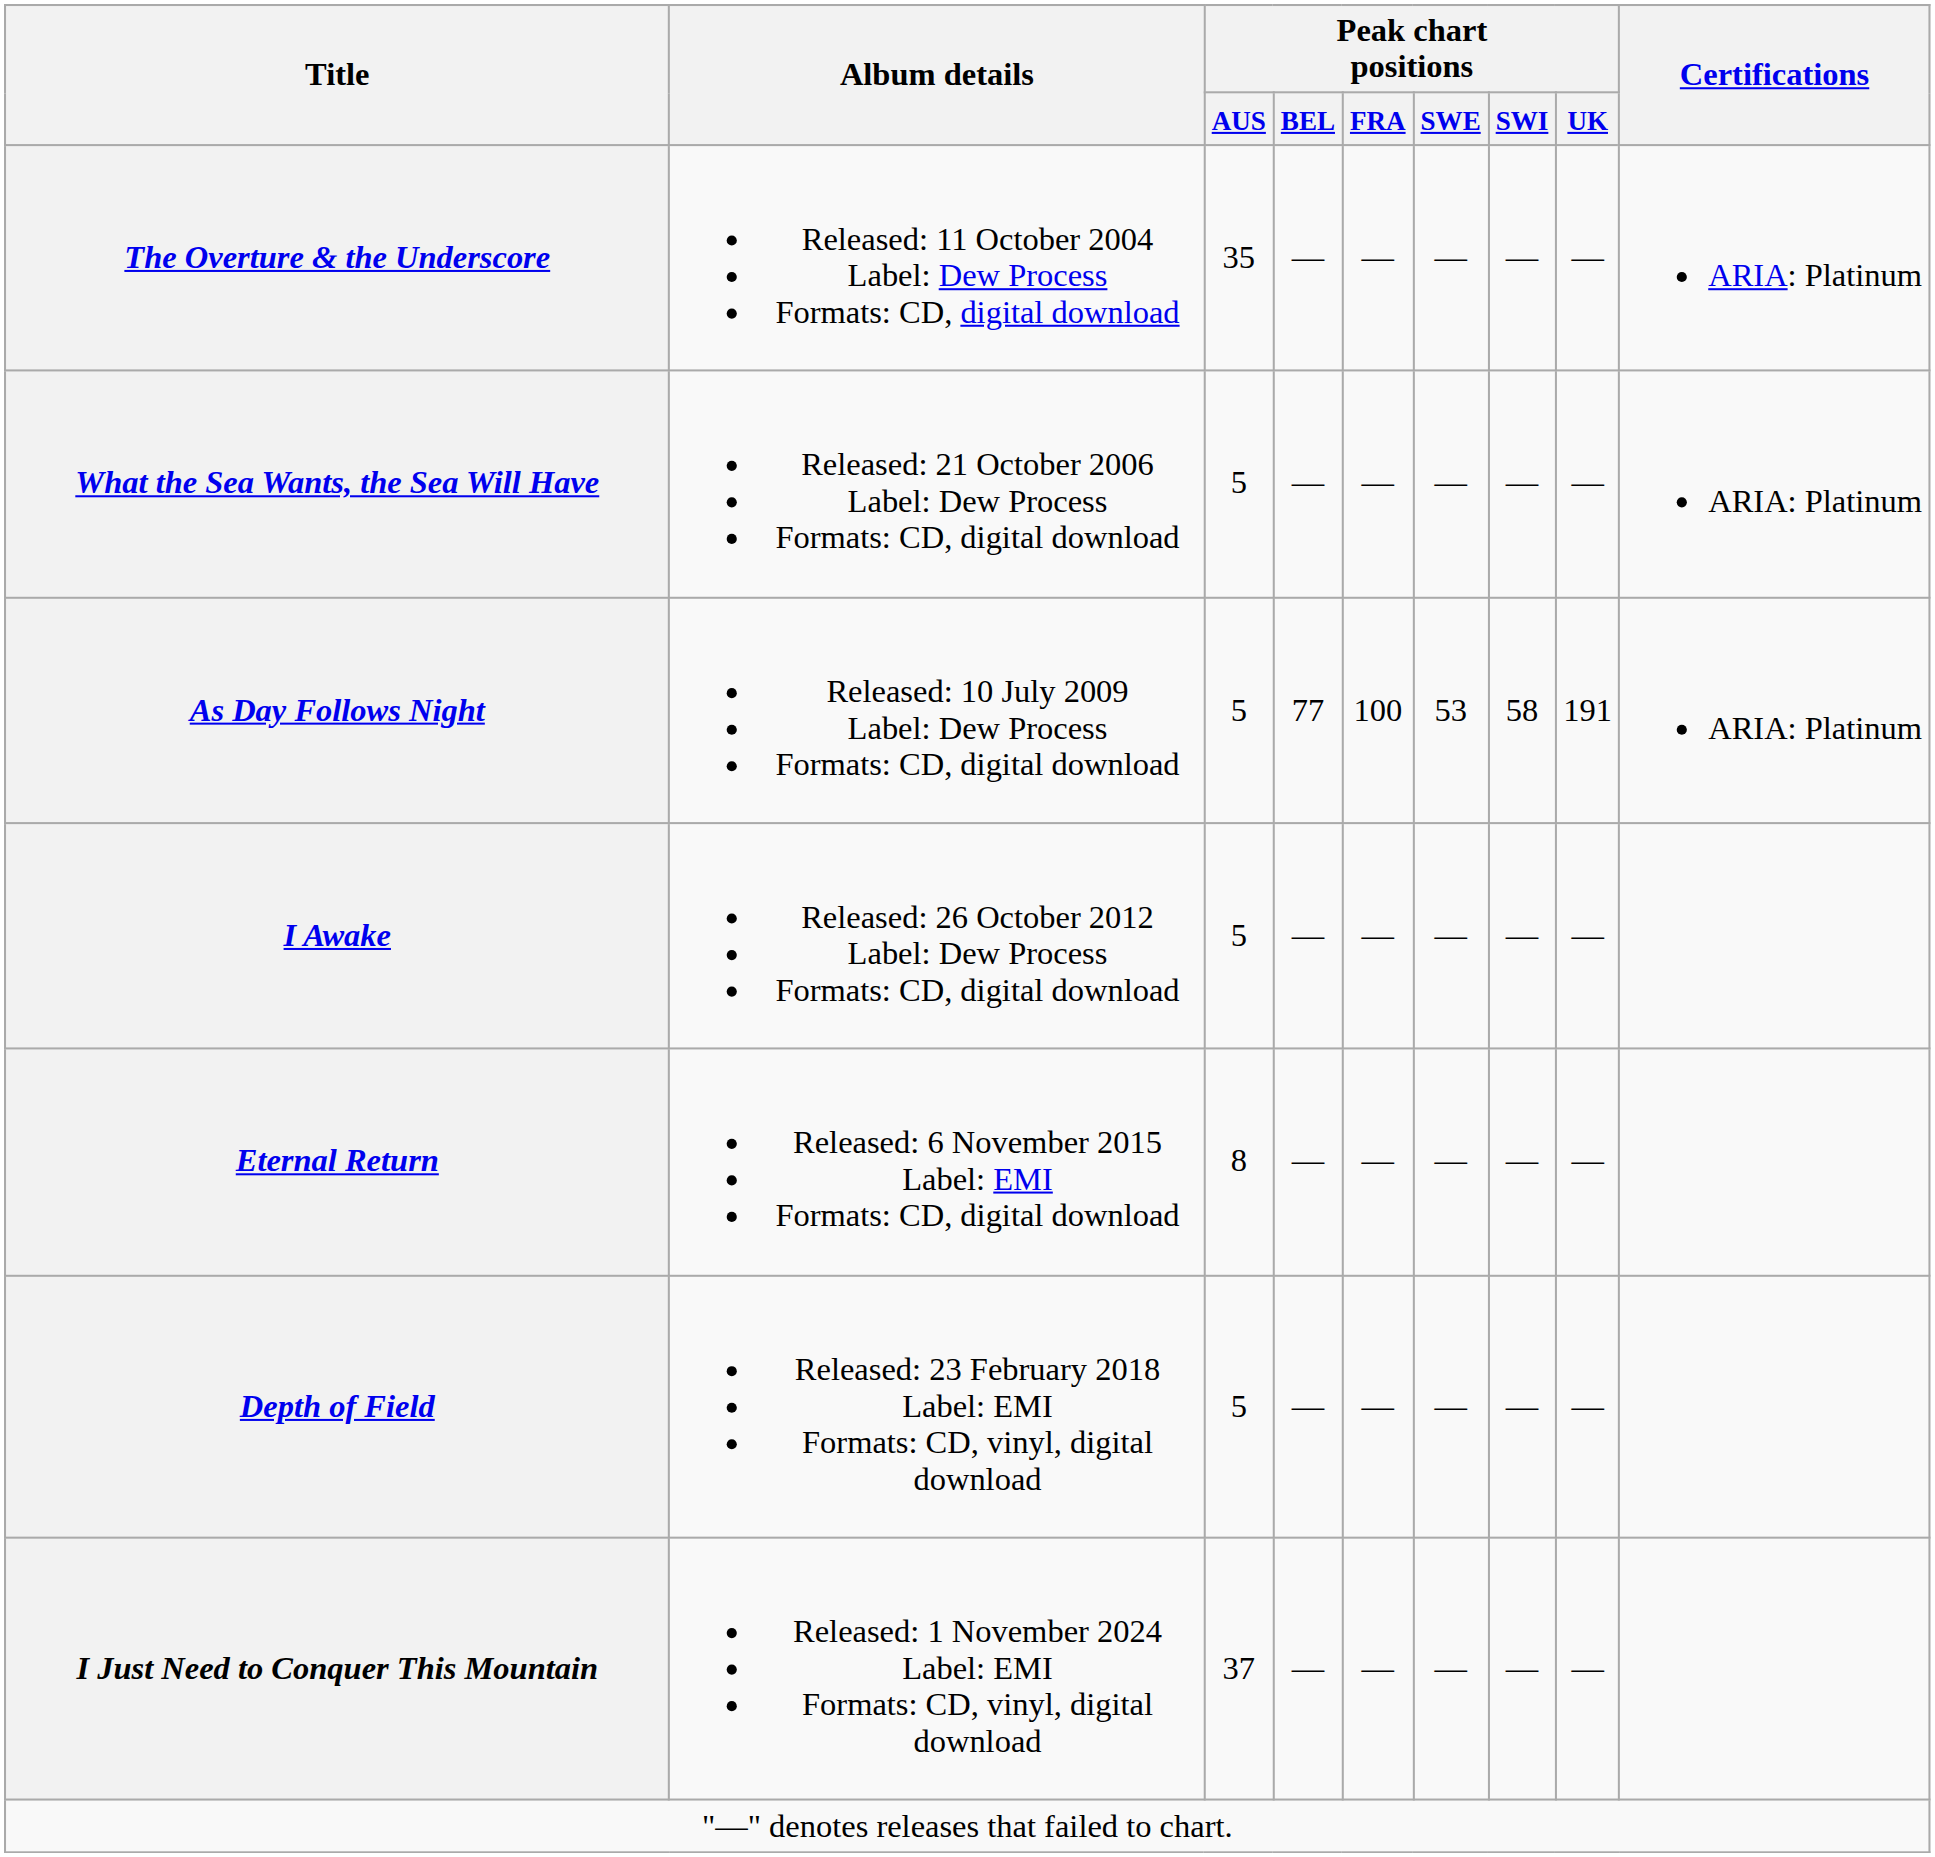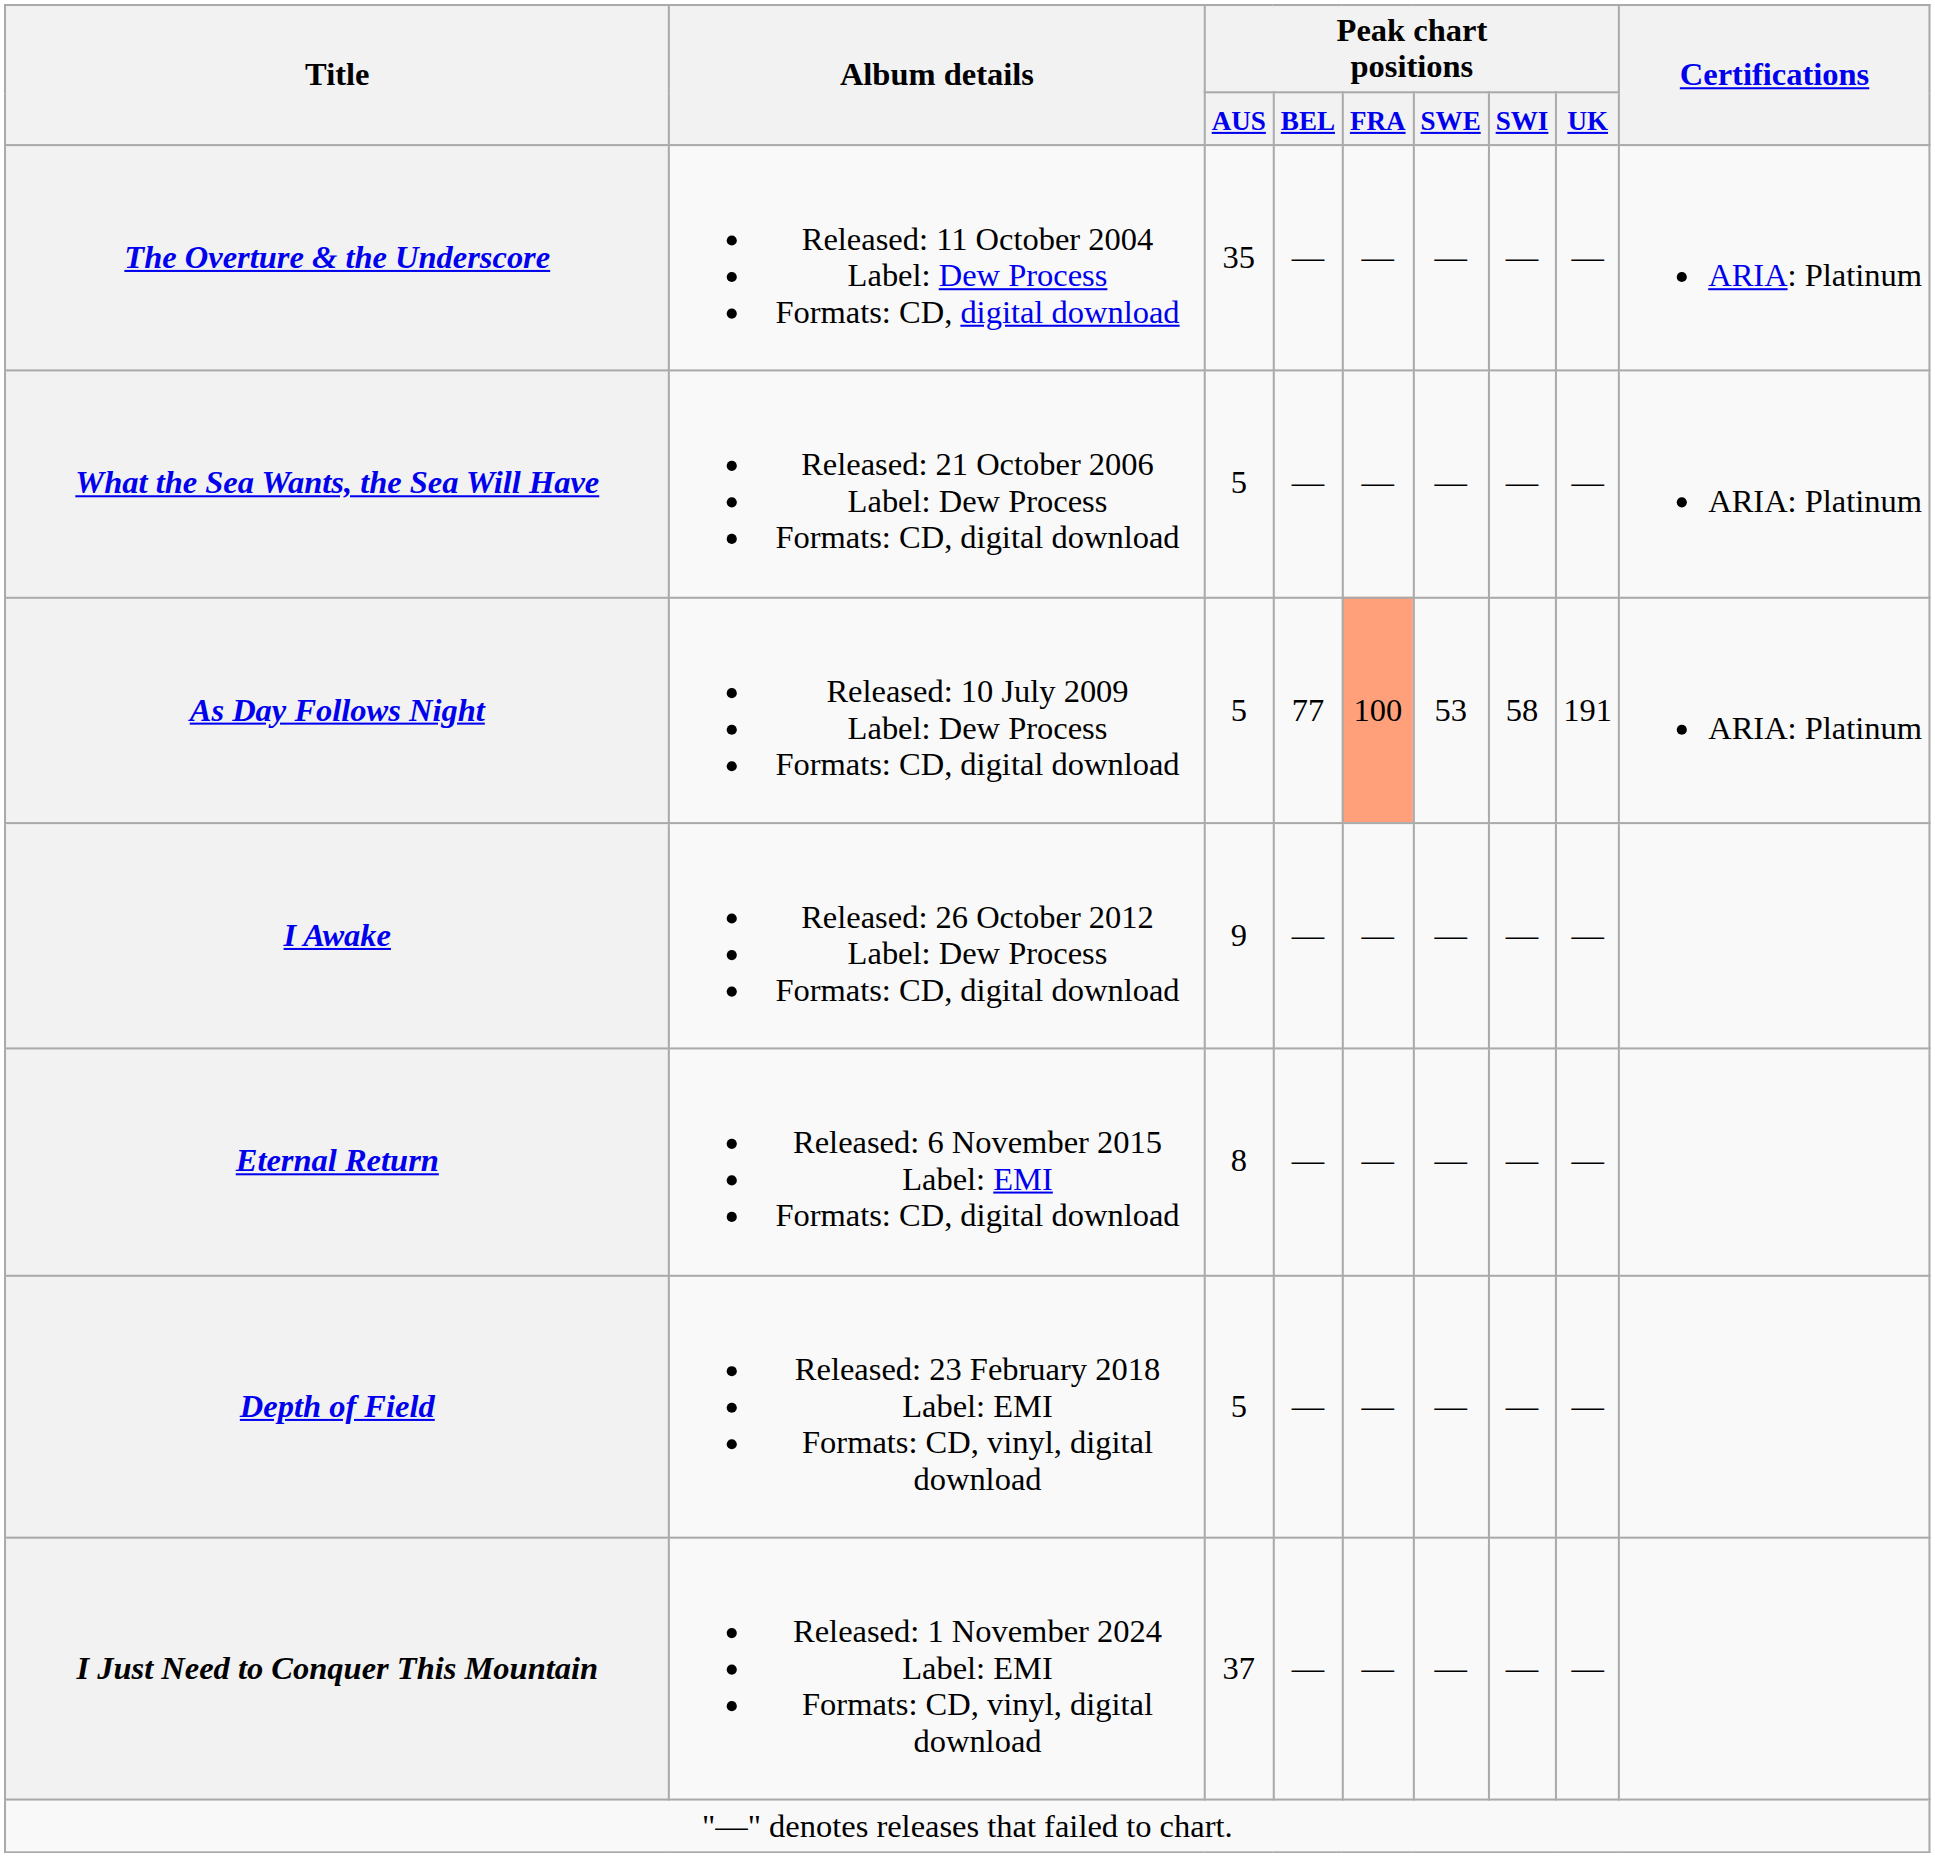(1378, 709) no background -> (1378, 709) lightsalmon background
(1239, 935) 5 -> (1239, 935) 9
